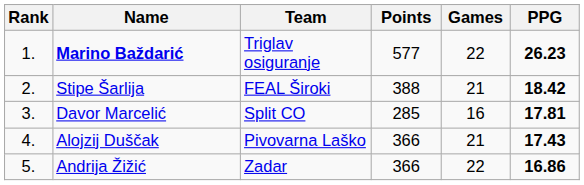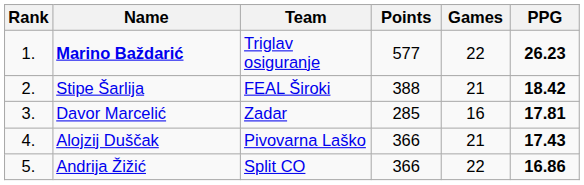(275, 114) Split CO -> (266, 114) Zadar
(266, 166) Zadar -> (275, 166) Split CO
